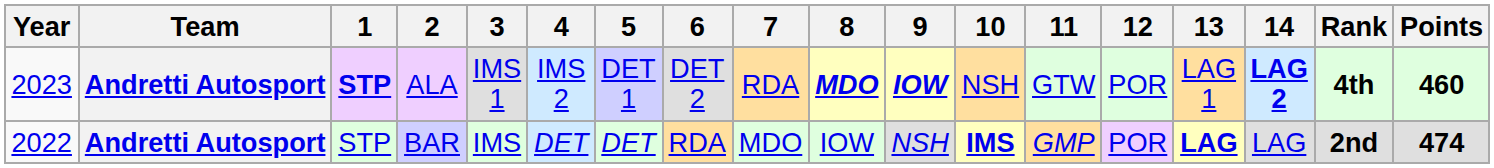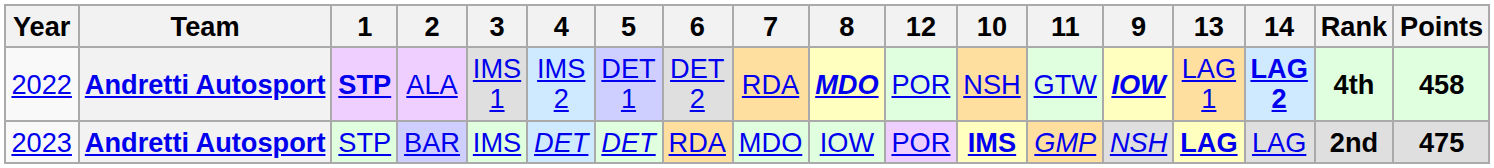columns swapped: (920, 26) <-> (1138, 26)
(42, 84) 2023 -> (42, 84) 2022
(1442, 84) 460 -> (1442, 84) 458
(42, 142) 2022 -> (42, 142) 2023
(1442, 142) 474 -> (1442, 142) 475
